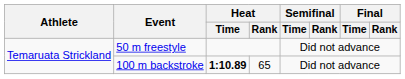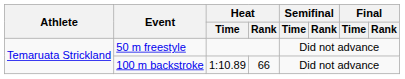(228, 65) bold -> (227, 65) normal
(264, 65) 65 -> (264, 65) 66
